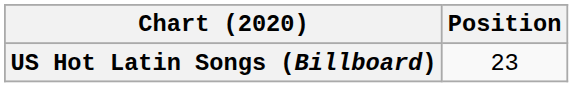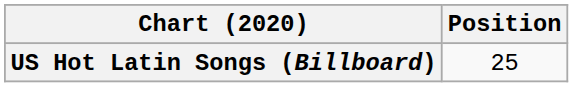(505, 63) 23 -> (505, 63) 25
